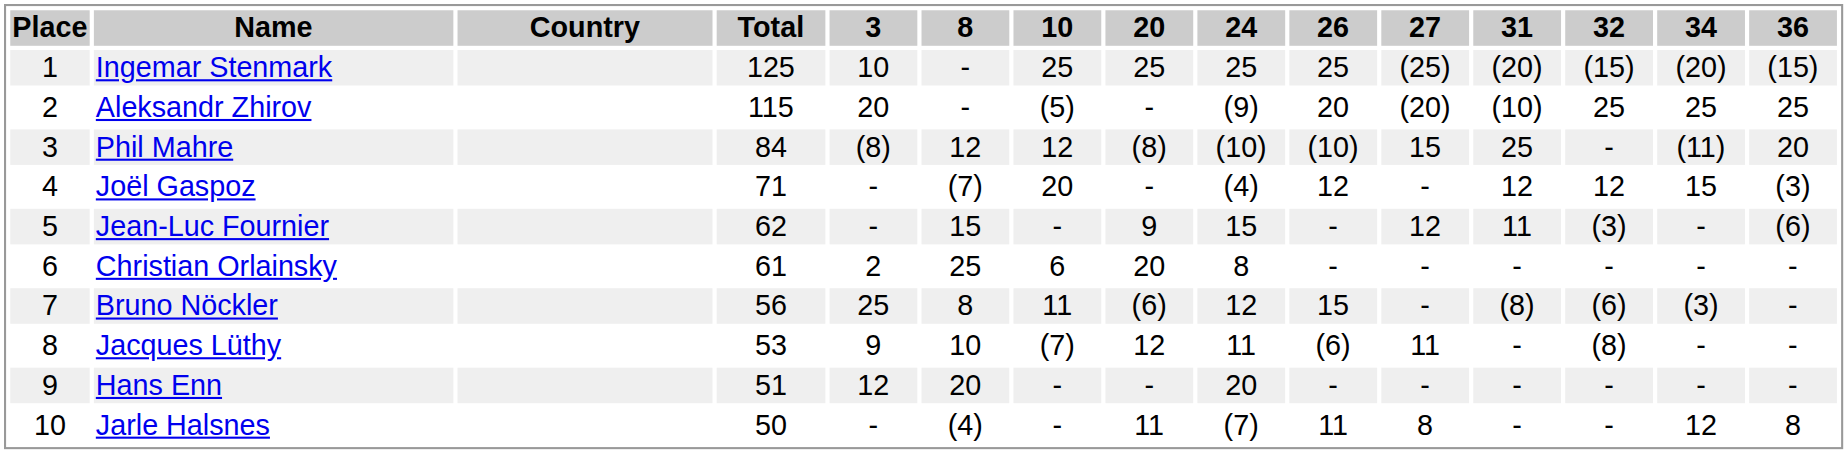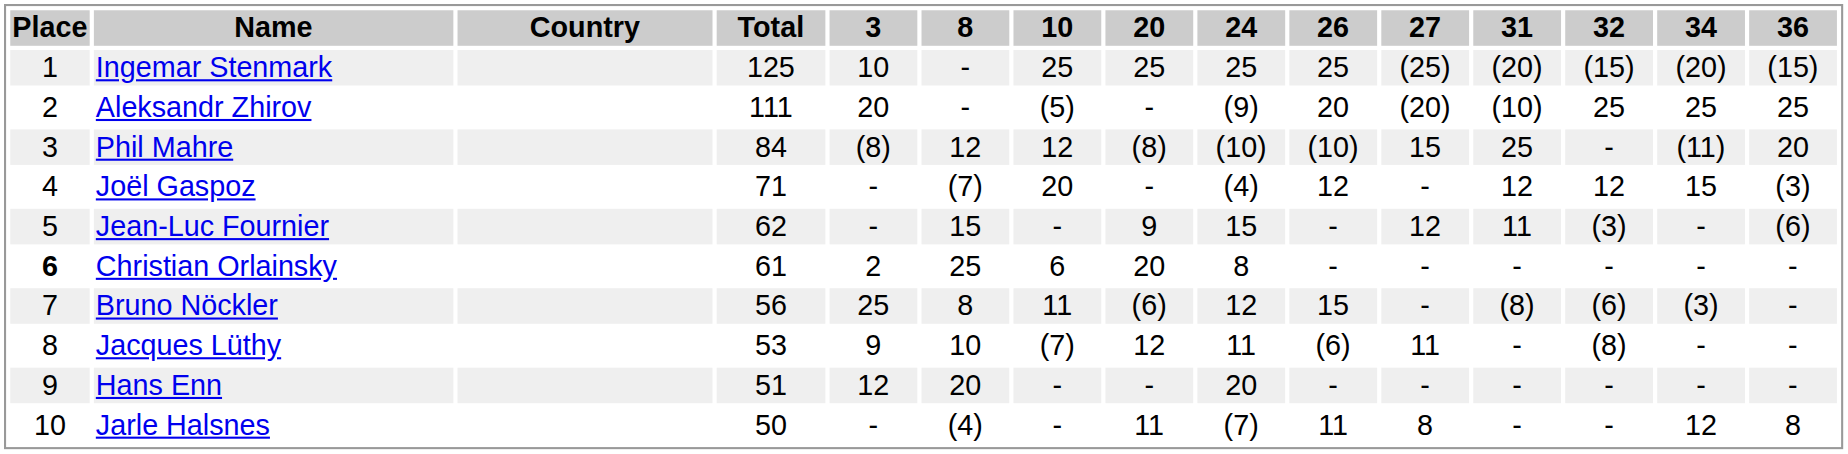(771, 107) 115 -> (771, 107) 111
(50, 266) normal -> (50, 266) bold
